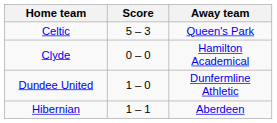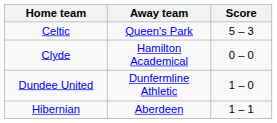columns swapped: (138, 13) <-> (220, 13)
